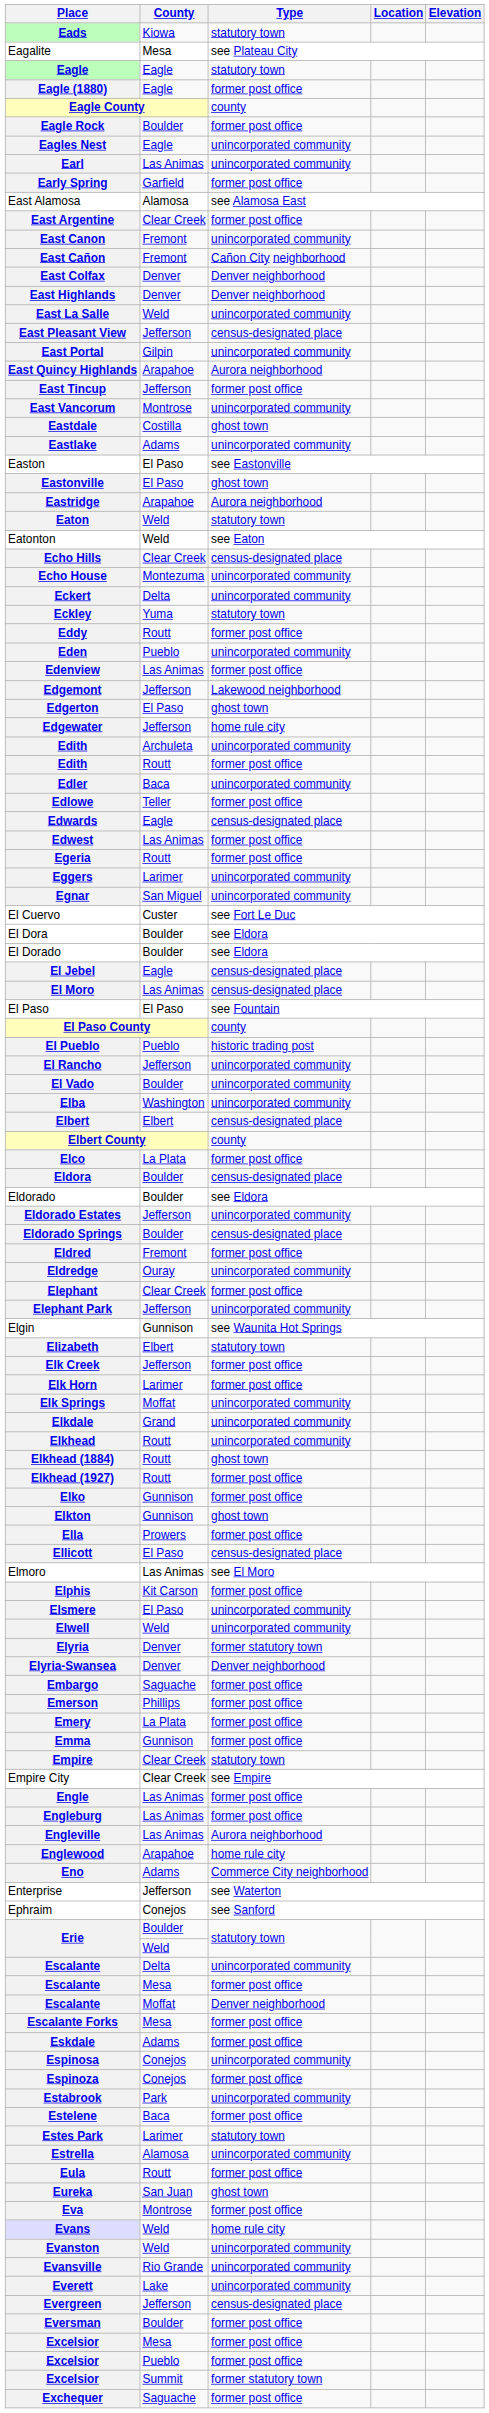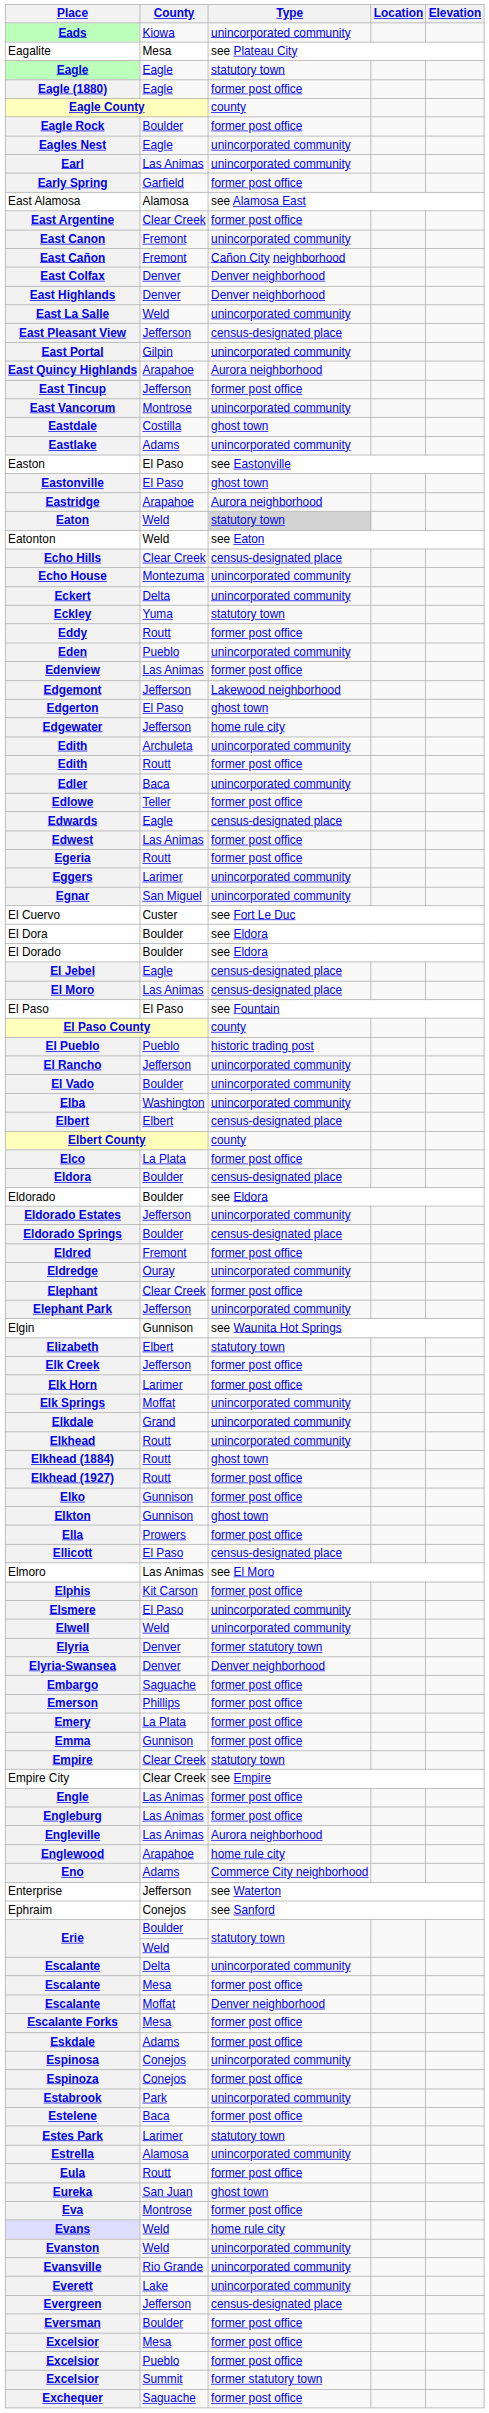(248, 32) statutory town -> (281, 32) unincorporated community
(248, 520) no background -> (248, 520) lightgrey background
